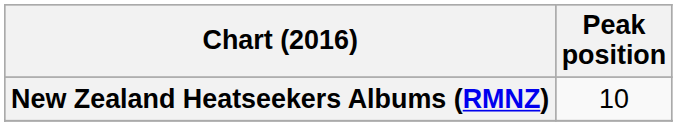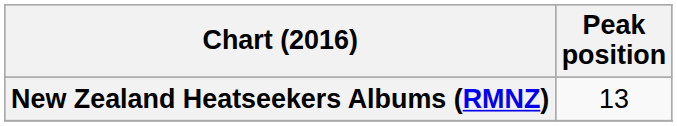(614, 98) 10 -> (614, 98) 13
